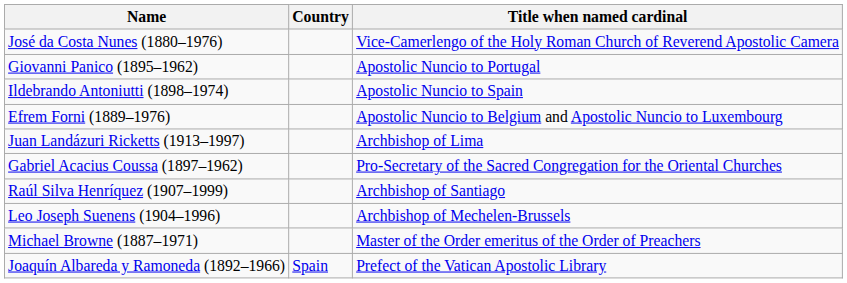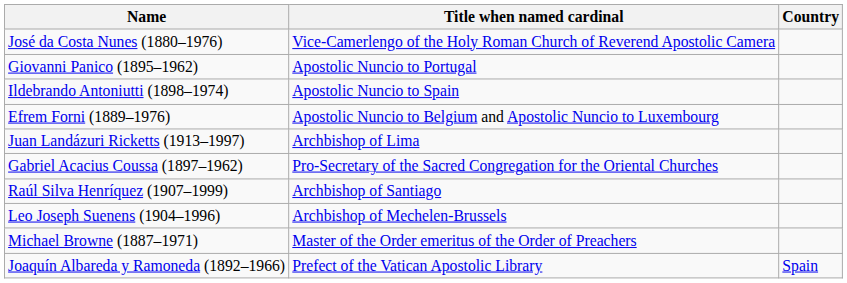columns swapped: (598, 16) <-> (321, 16)
